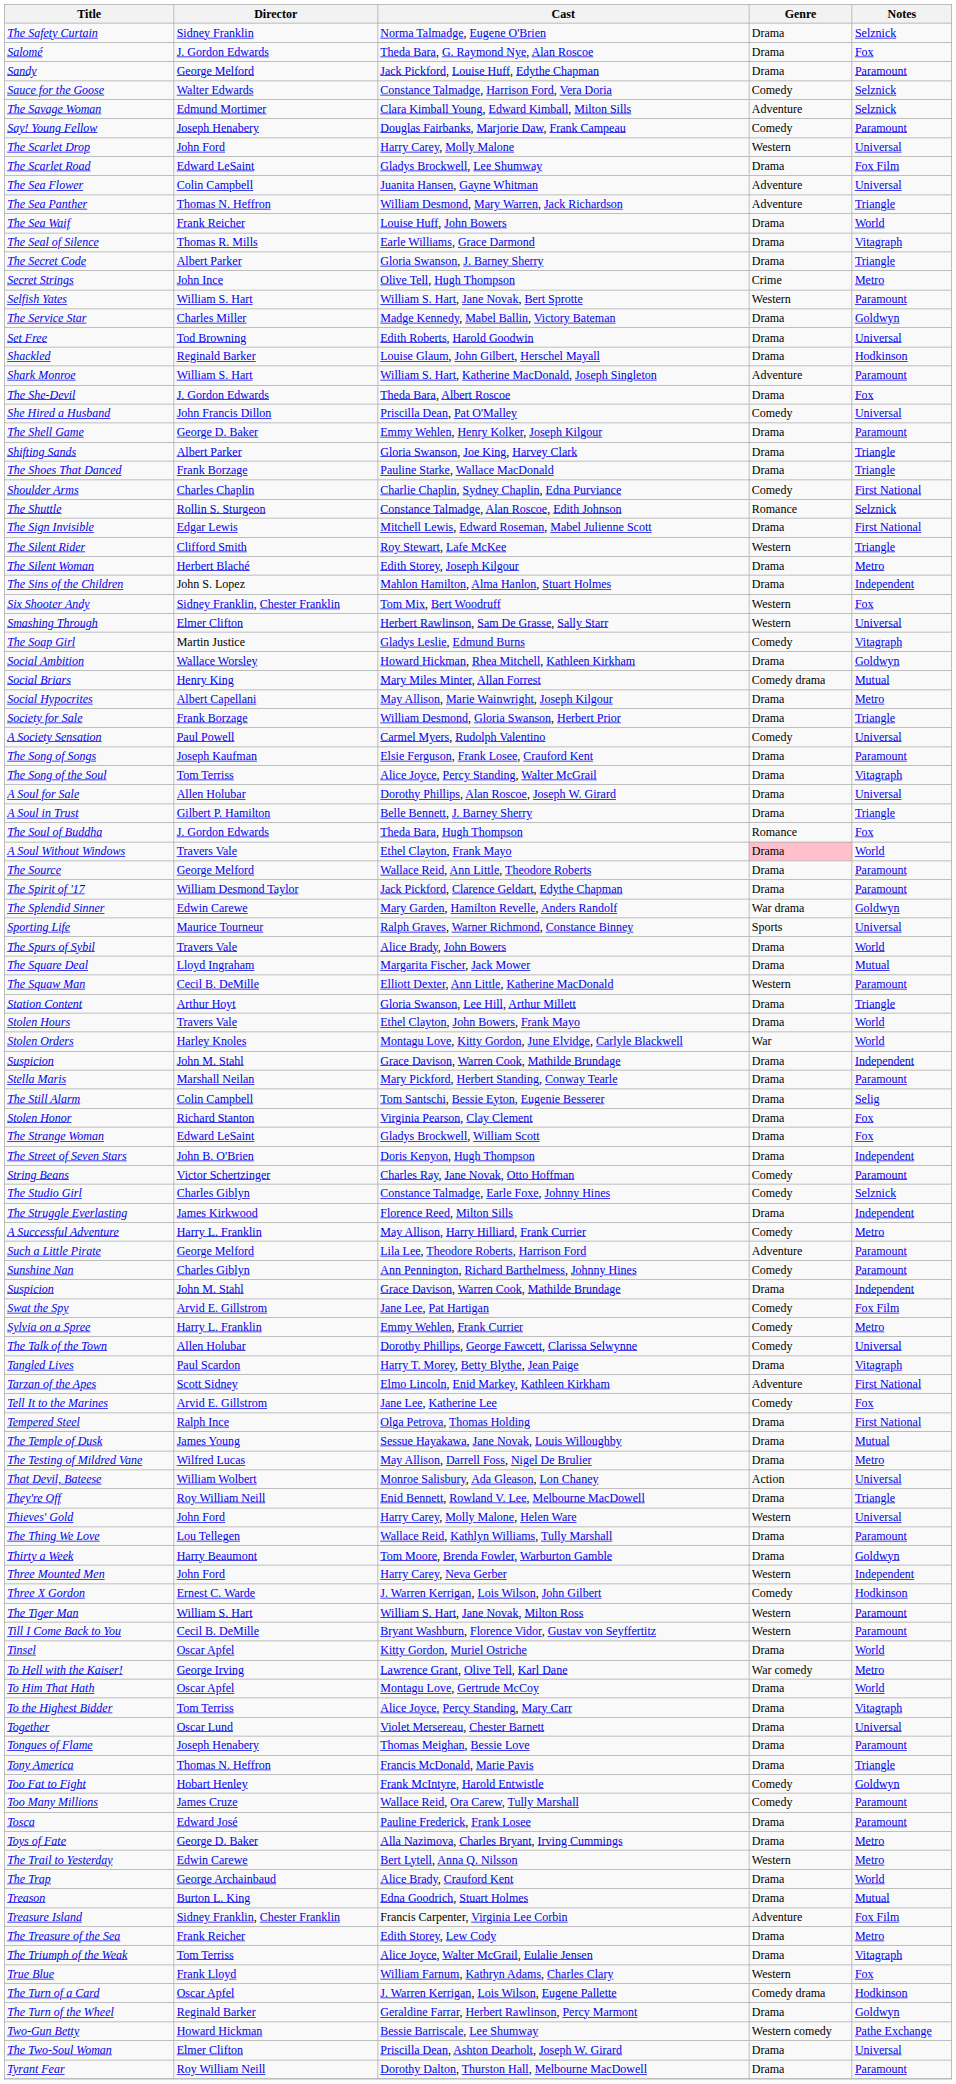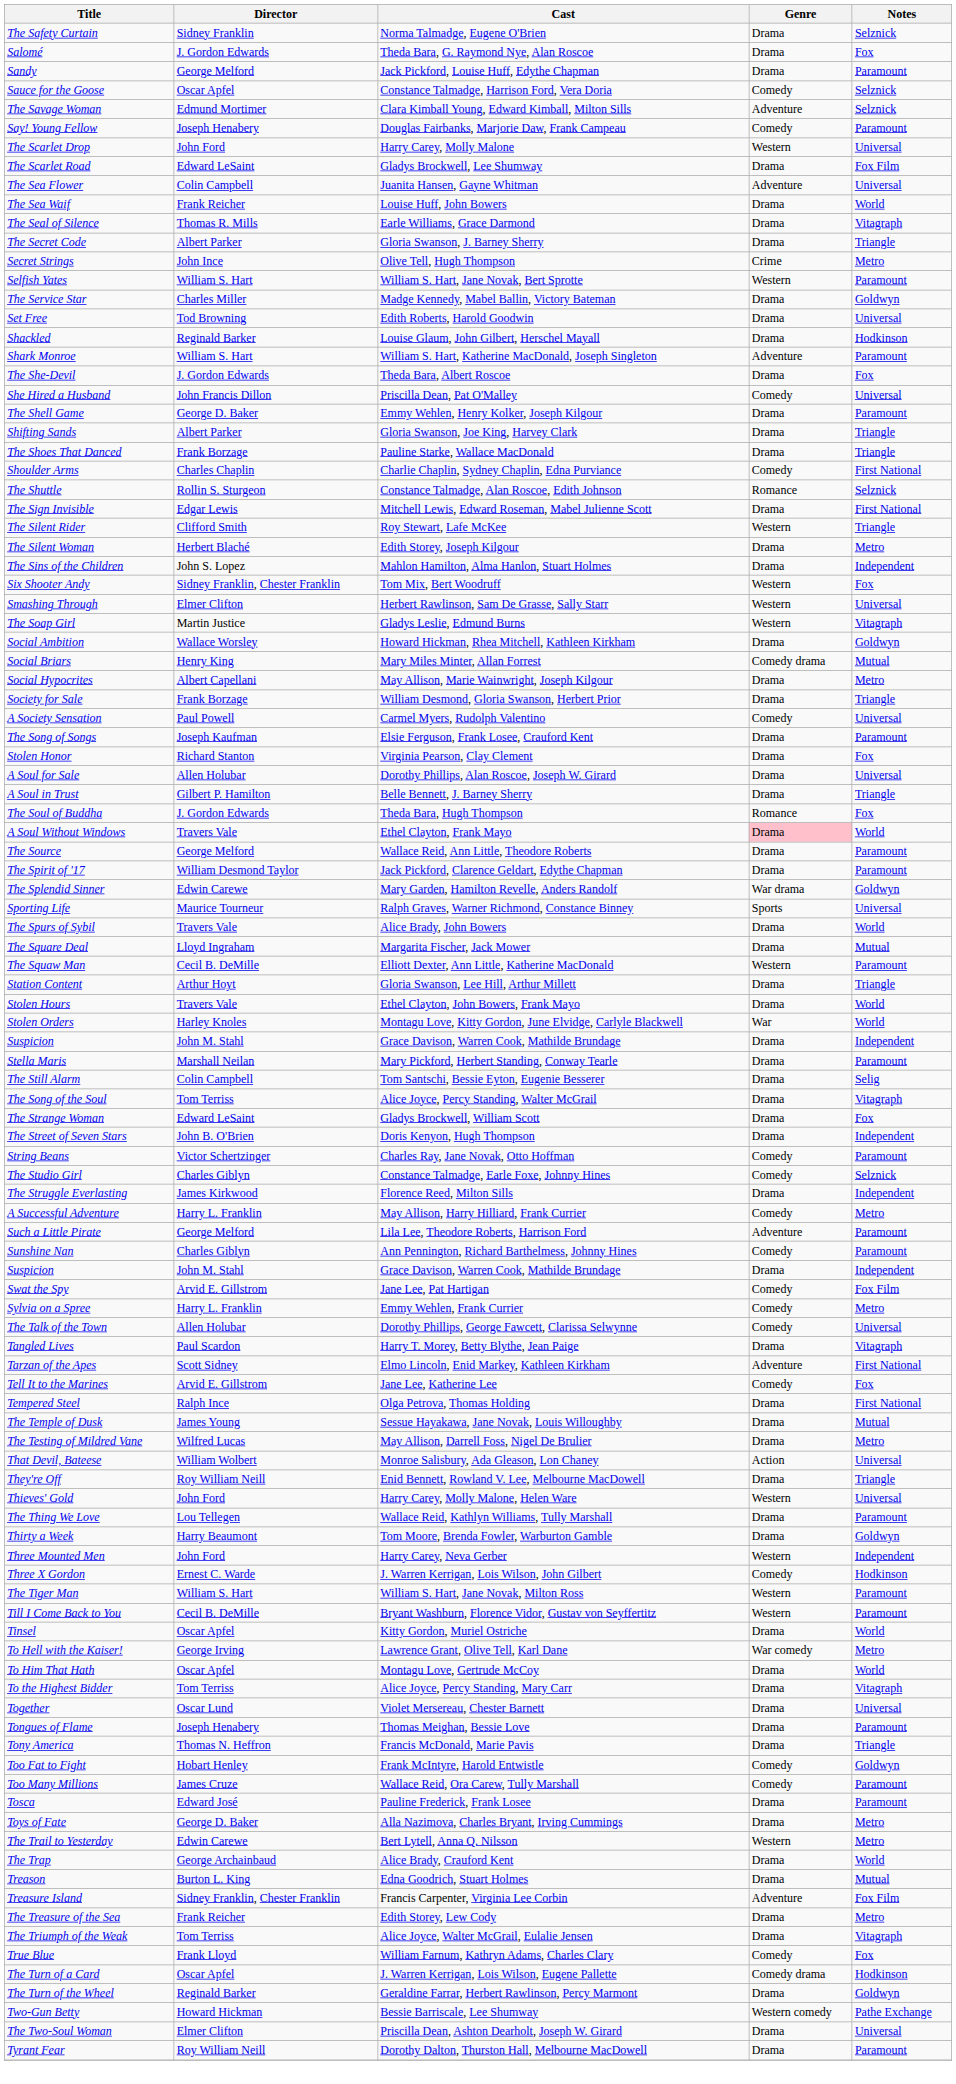(215, 90) Walter Edwards -> (206, 90) Oscar Apfel
- row: (47, 204)
(772, 642) Comedy -> (771, 623) Western
rows swapped: (57, 775) <-> (39, 1117)
(771, 1974) Western -> (772, 1955) Comedy
